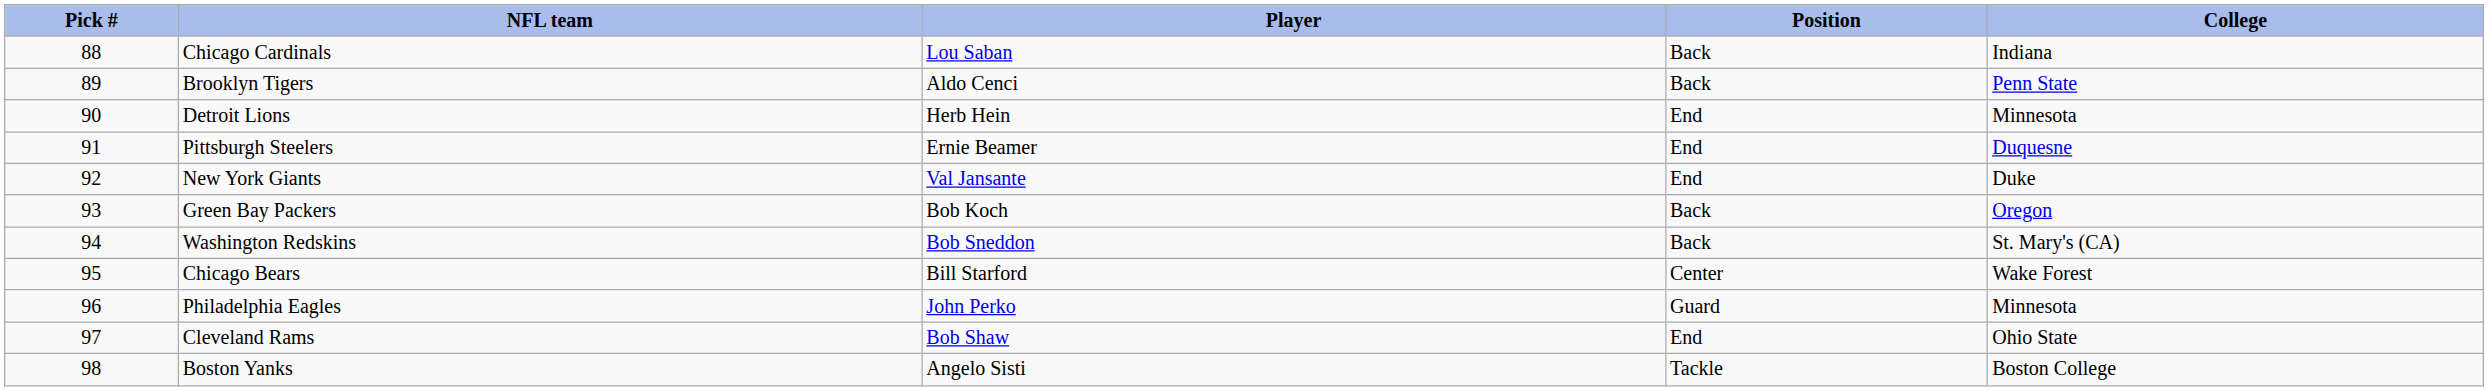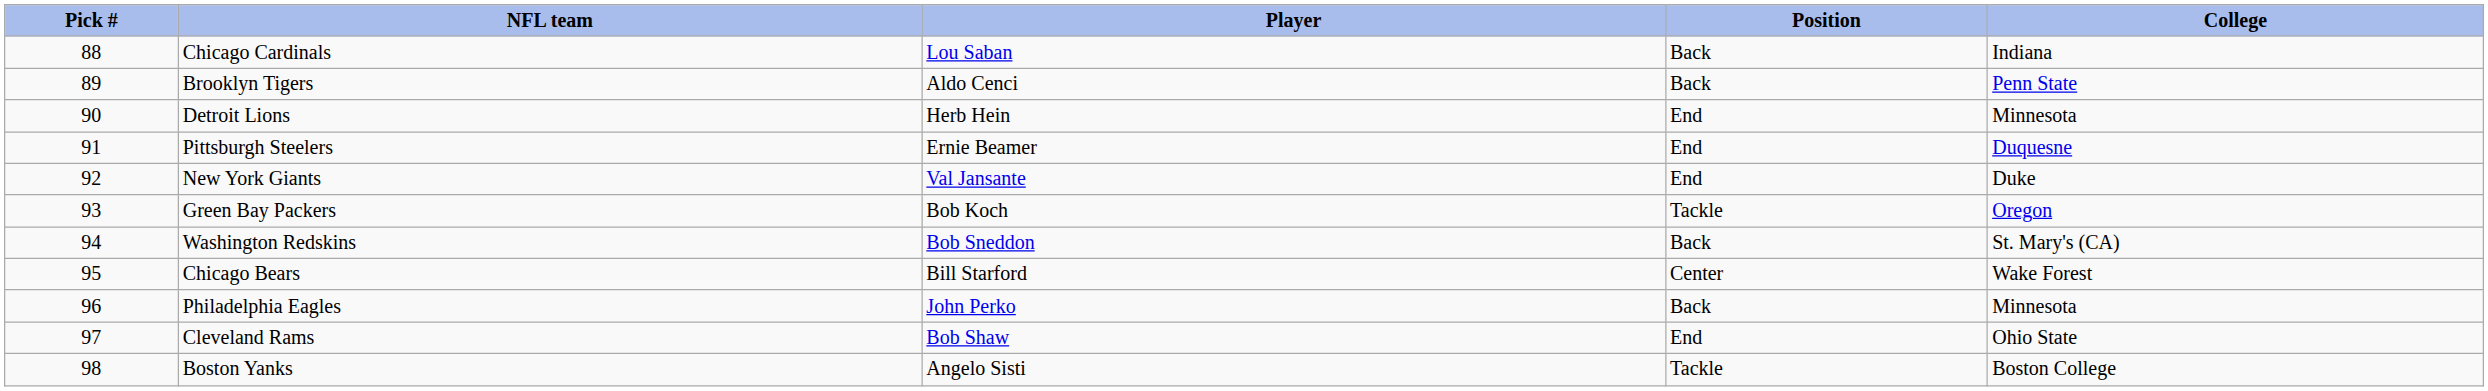(1691, 210) Back -> (1696, 210) Tackle
(1695, 305) Guard -> (1691, 305) Back
